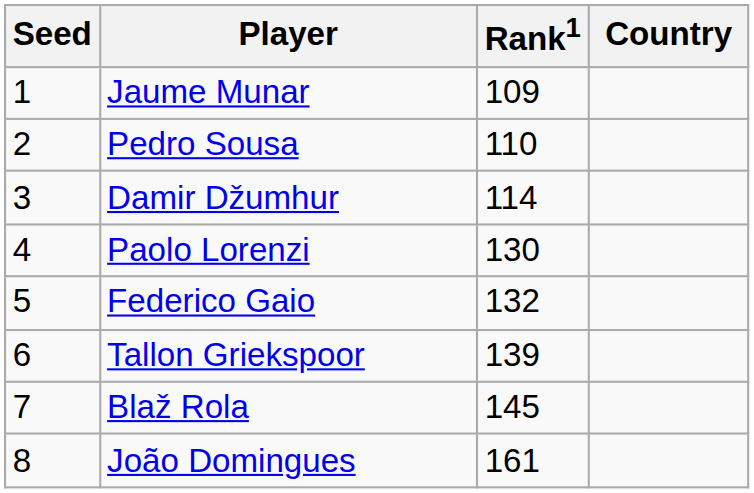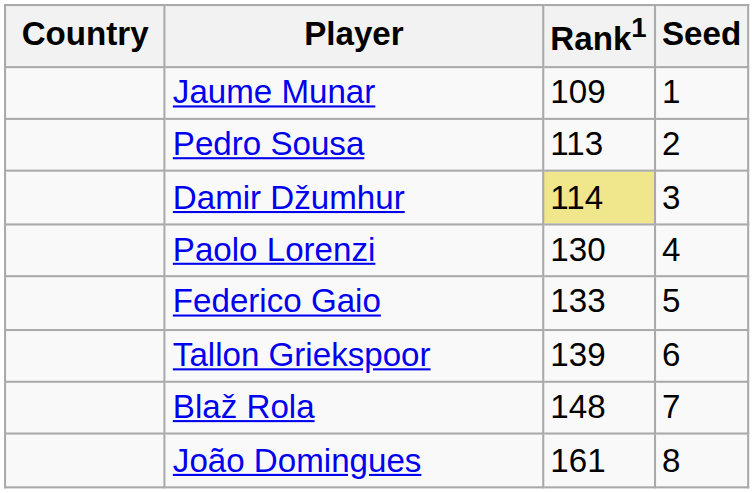columns swapped: (669, 35) <-> (52, 35)
(511, 144) 110 -> (577, 144) 113
(511, 197) no background -> (577, 197) khaki background
(512, 302) 132 -> (578, 302) 133
(512, 407) 145 -> (578, 407) 148
